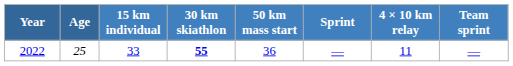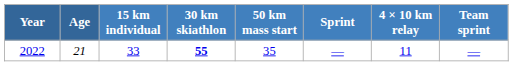(80, 50) 25 -> (80, 50) 21
(269, 50) 36 -> (269, 50) 35
